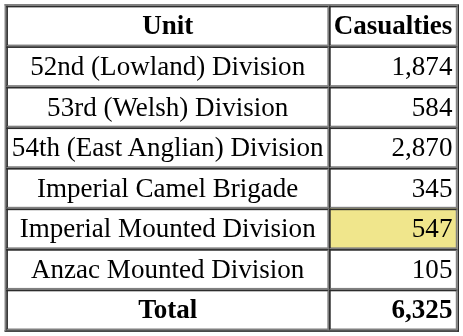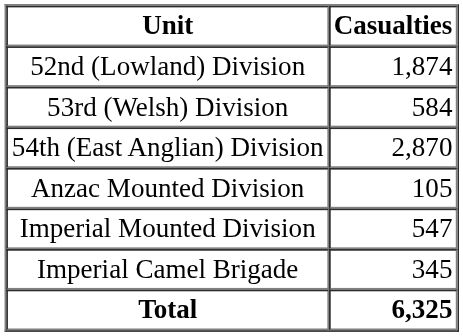rows swapped: (168, 268) <-> (168, 187)
(432, 228) khaki background -> (432, 228) no background
